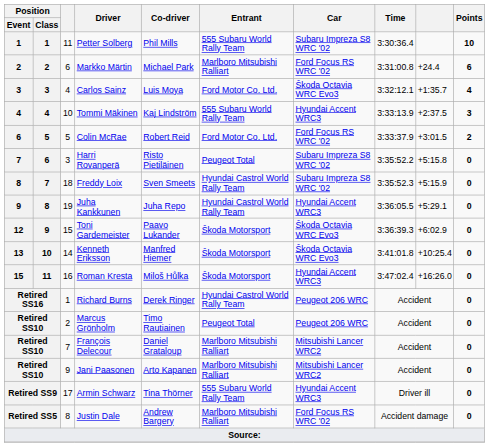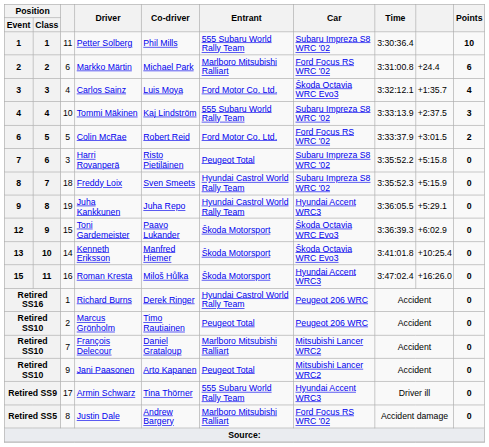(326, 113) Hyundai Accent WRC3 -> (333, 113) Subaru Impreza S8 WRC '02
(239, 369) Marlboro Mitsubishi Ralliart -> (228, 369) Peugeot Total
